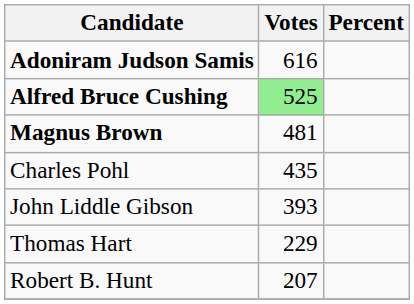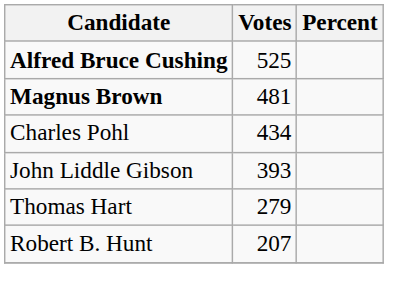- row: (132, 59)
(300, 96) lightgreen background -> (274, 59) no background
(300, 170) 435 -> (274, 133) 434
(300, 243) 229 -> (274, 206) 279
